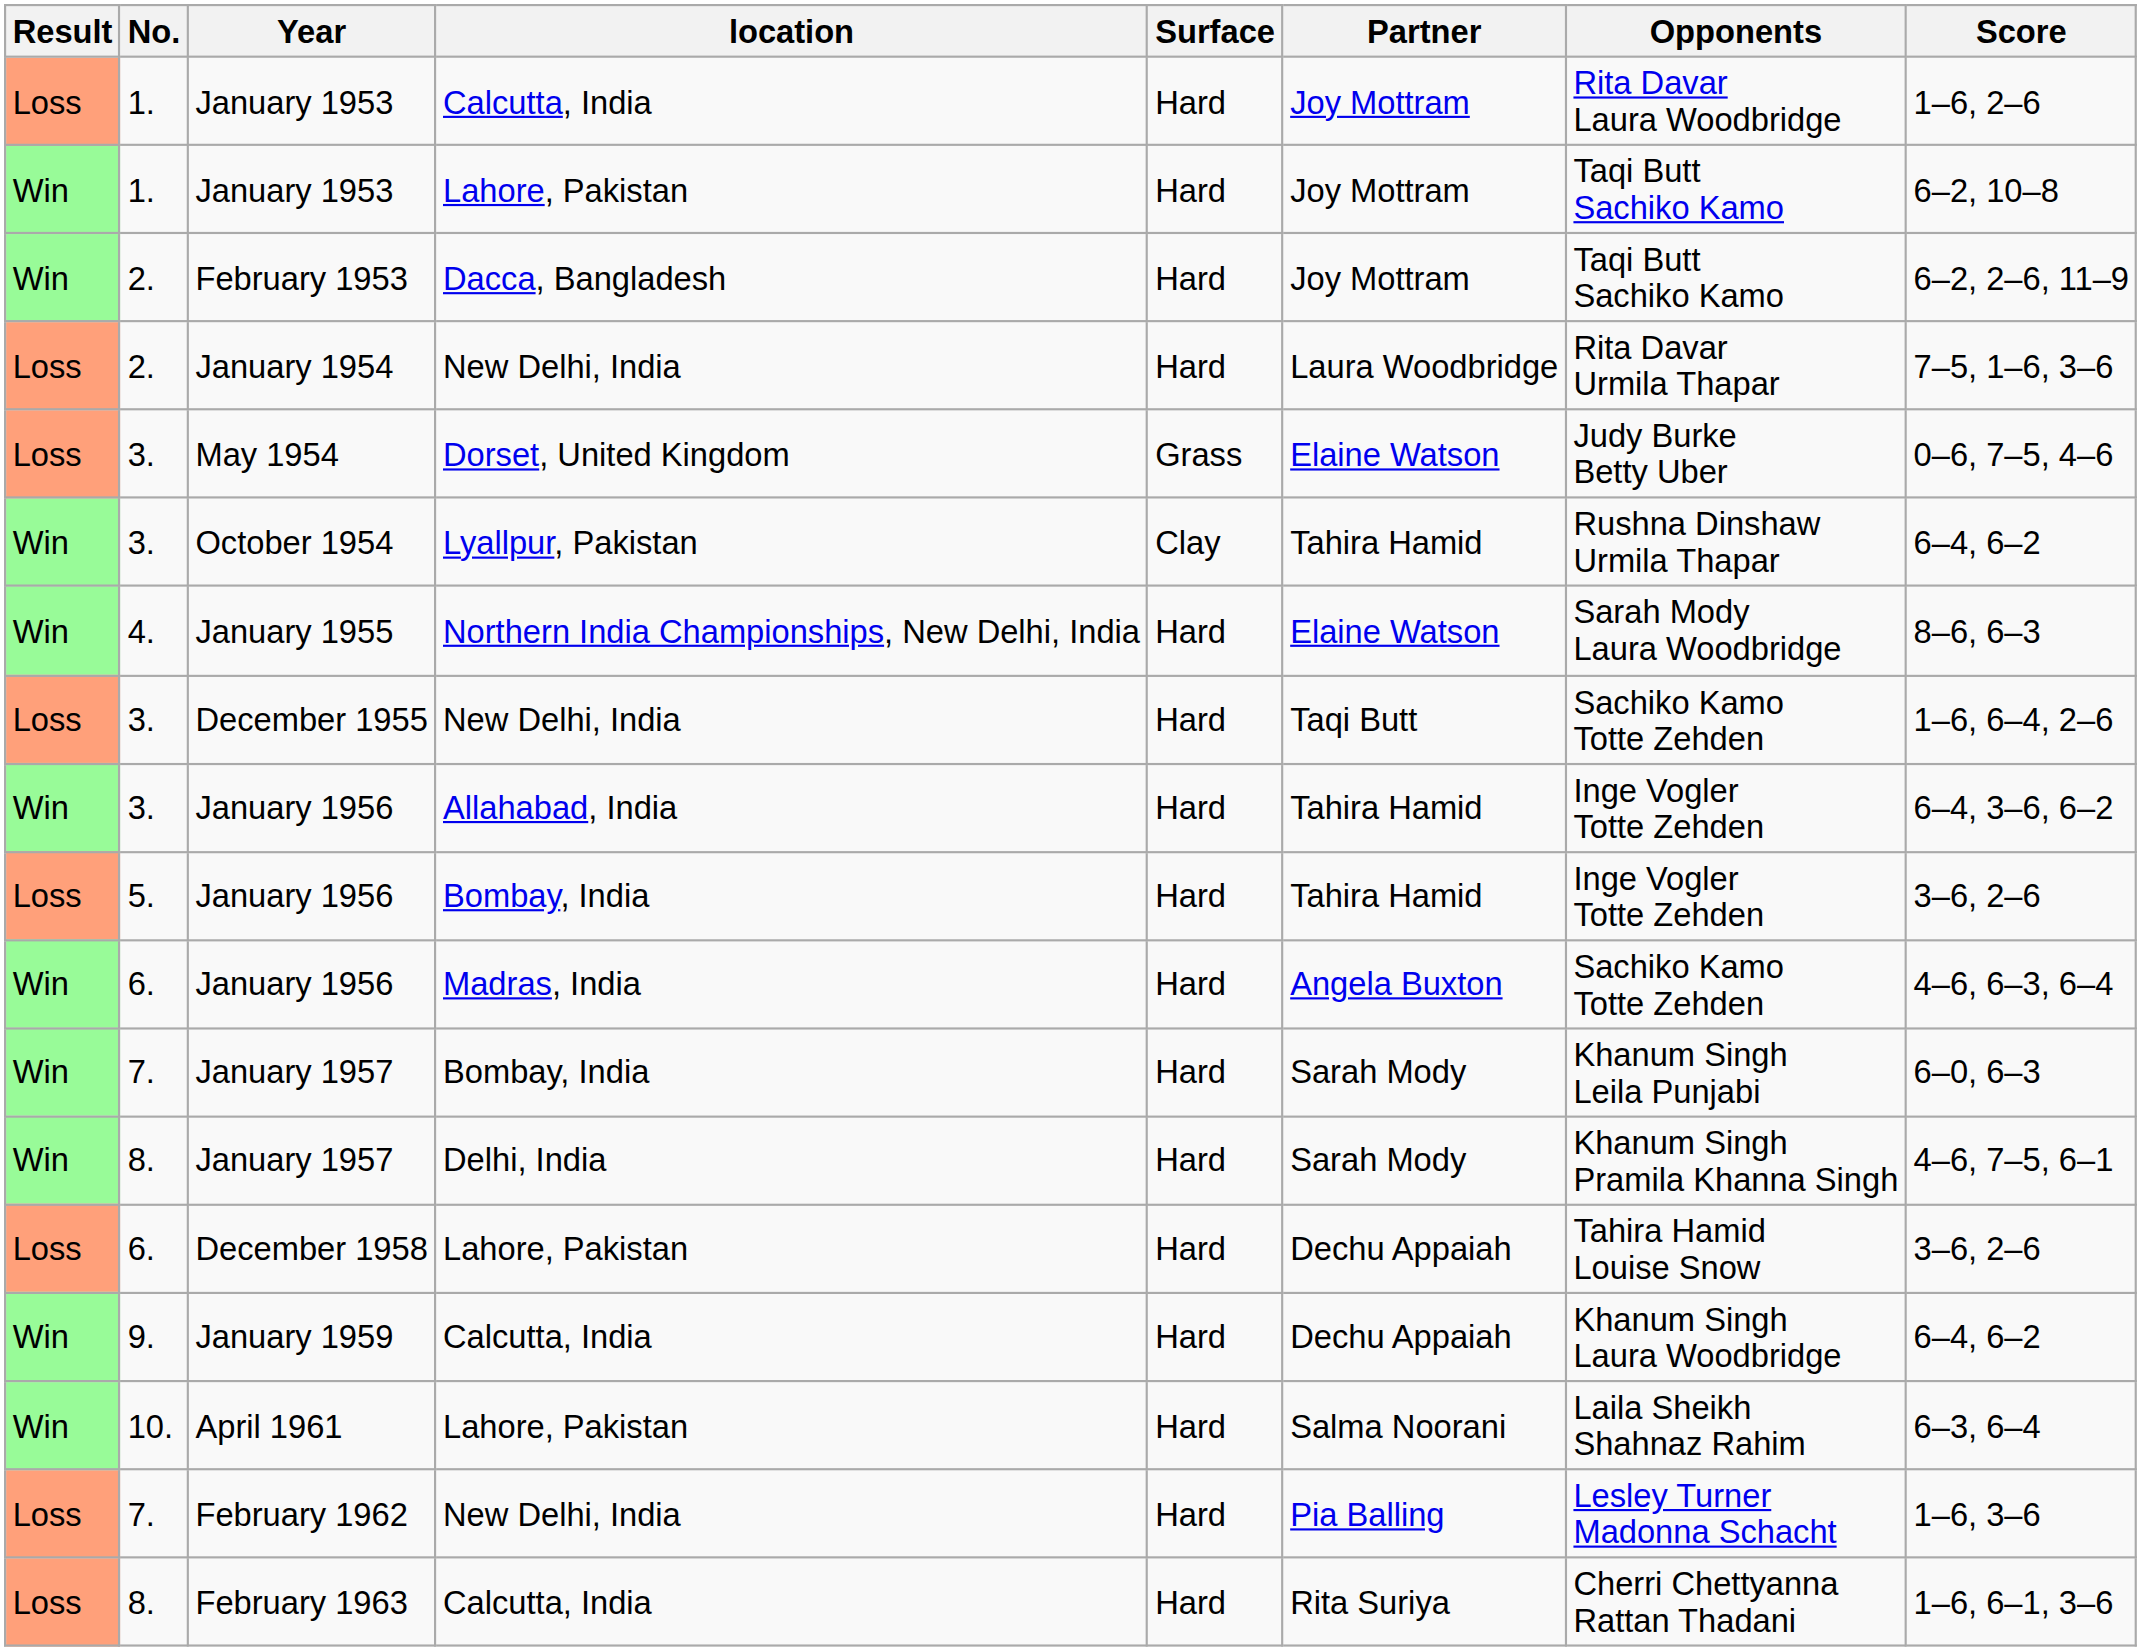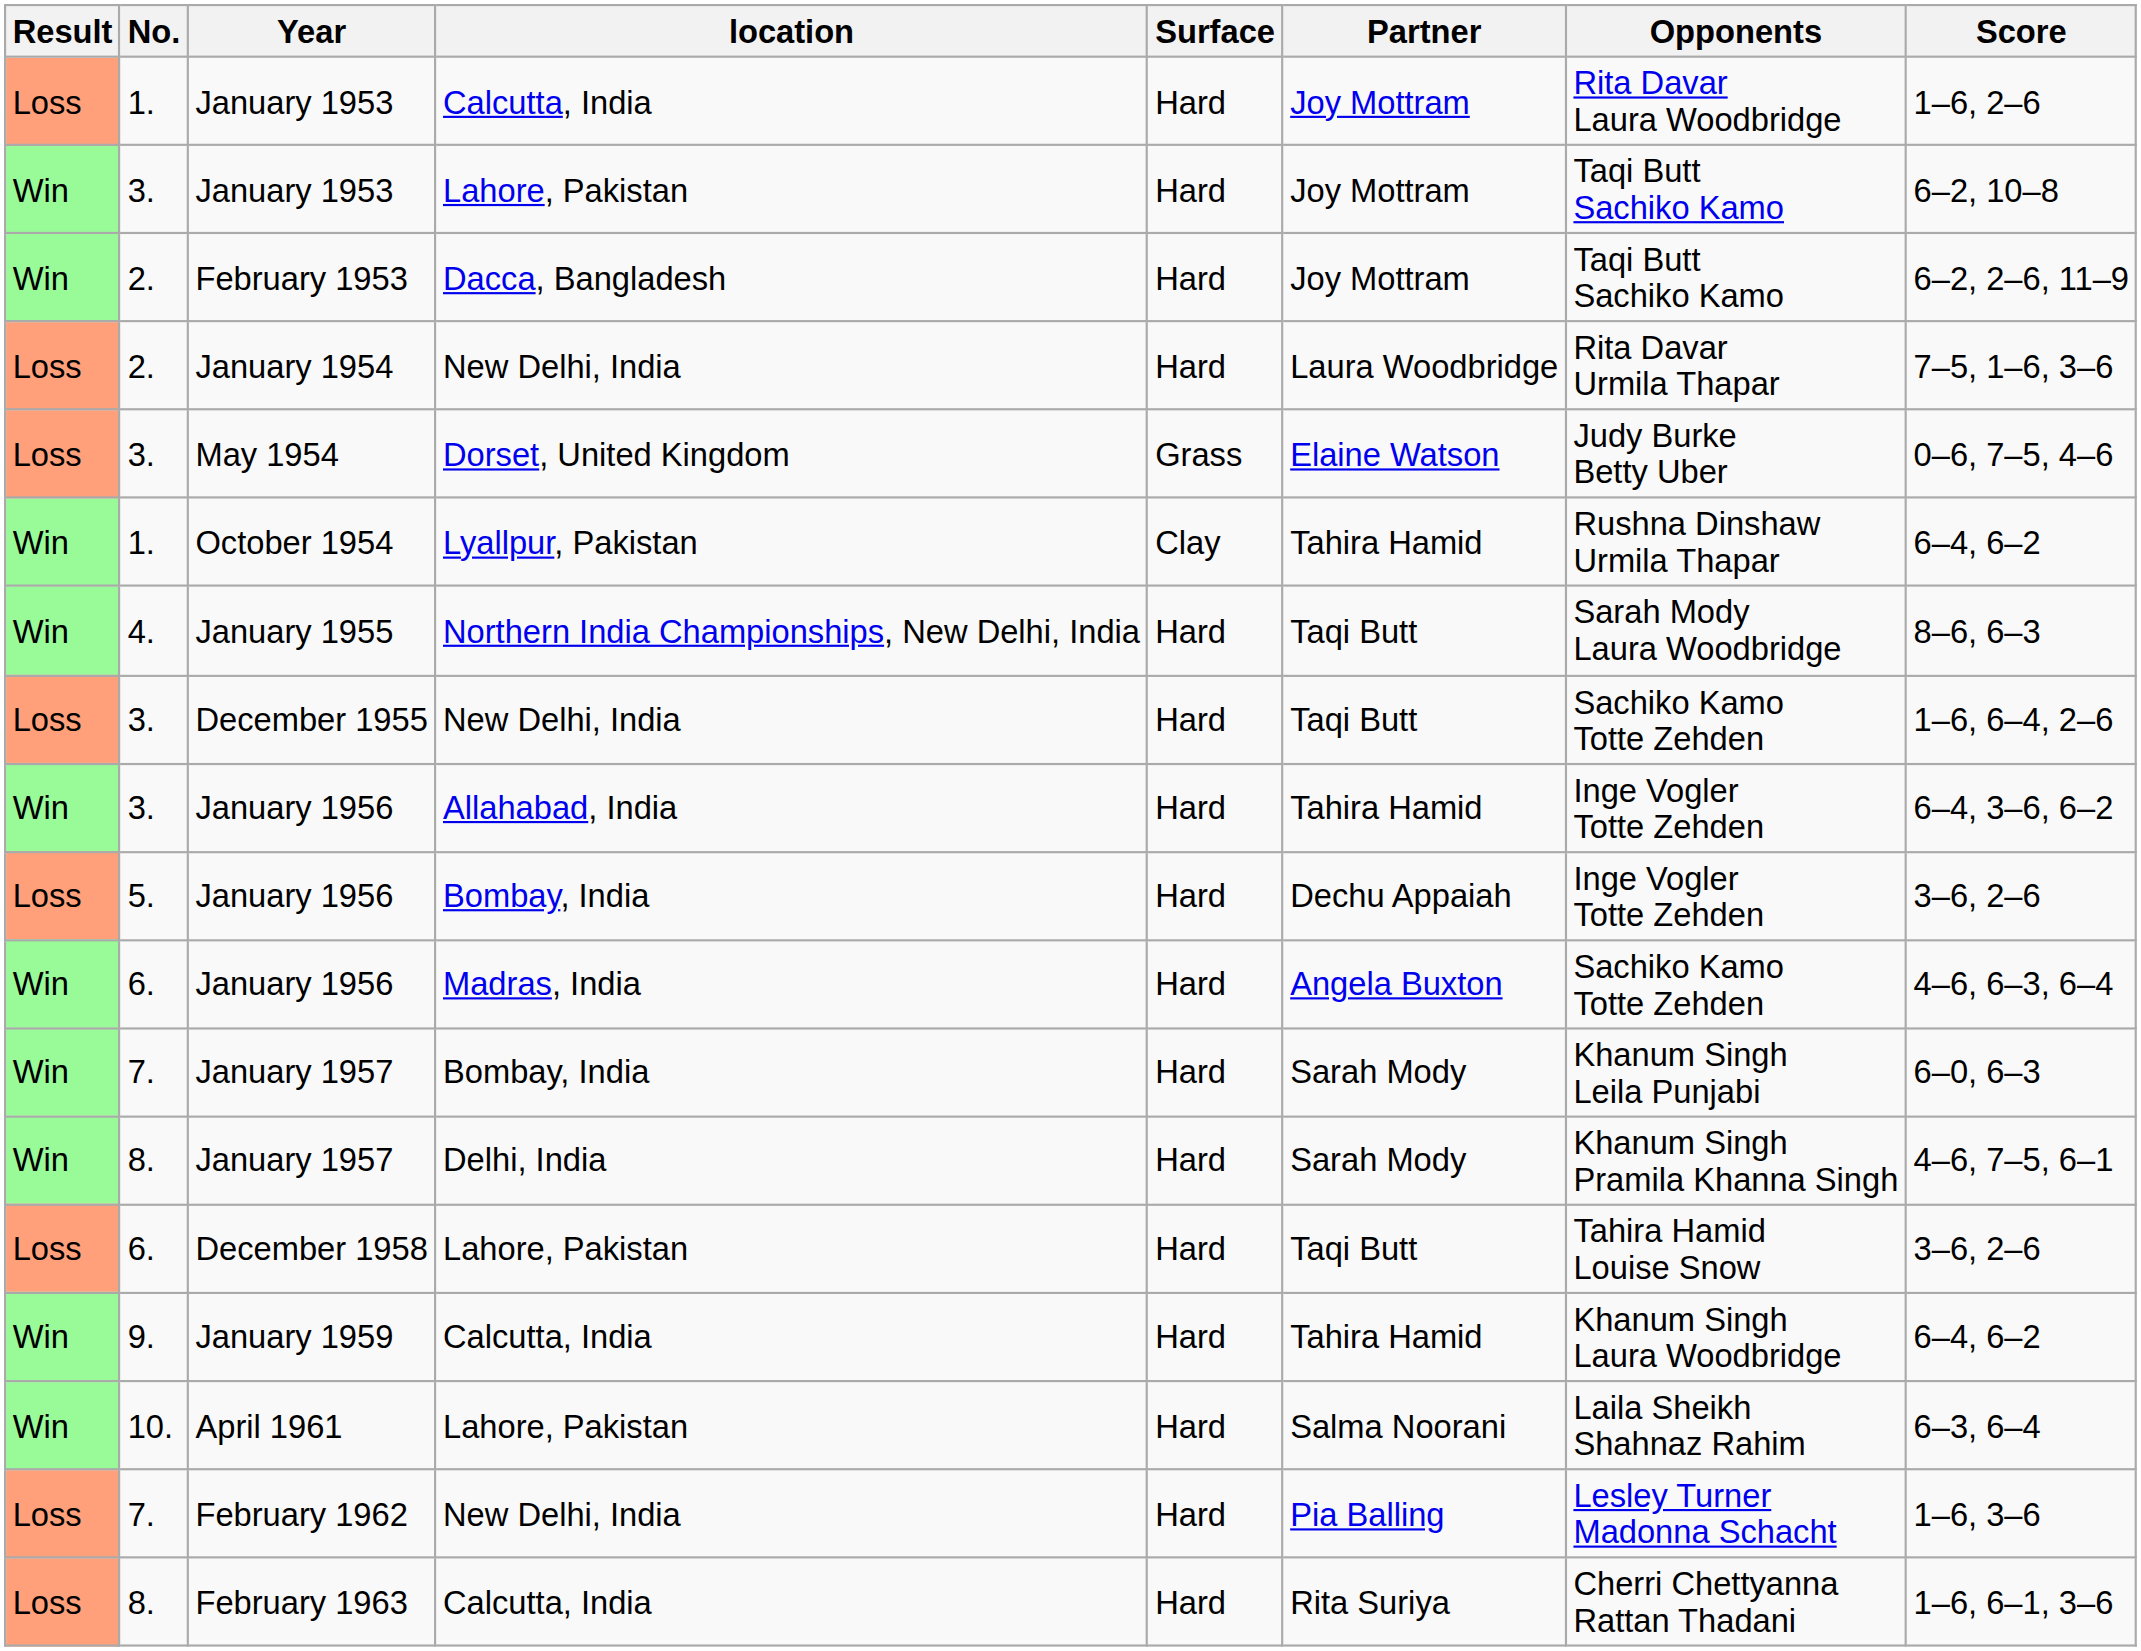(141, 189) 1. -> (141, 189) 3.
(141, 543) 3. -> (141, 543) 1.
(1395, 631) Elaine Watson -> (1354, 631) Taqi Butt
(1386, 896) Tahira Hamid -> (1401, 896) Dechu Appaiah
(1401, 1249) Dechu Appaiah -> (1354, 1249) Taqi Butt
(1401, 1337) Dechu Appaiah -> (1386, 1337) Tahira Hamid
